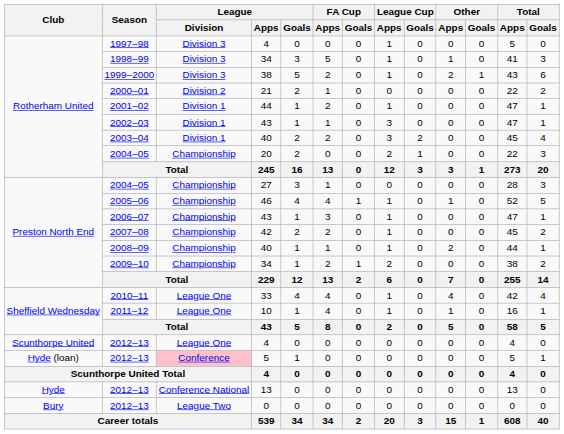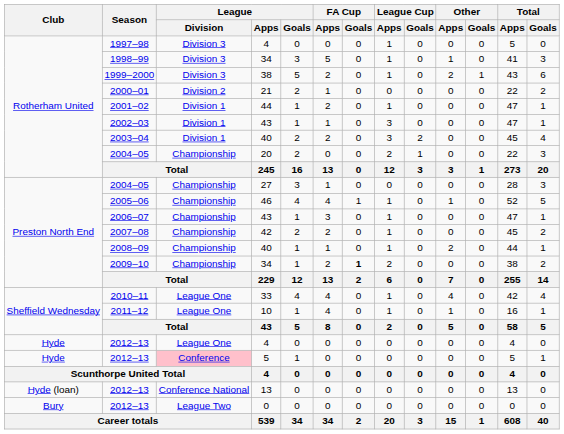(358, 264) normal -> (358, 264) bold
(53, 342) Scunthorpe United -> (53, 342) Hyde
(53, 358) Hyde (loan) -> (53, 358) Hyde
(53, 389) Hyde -> (53, 389) Hyde (loan)
